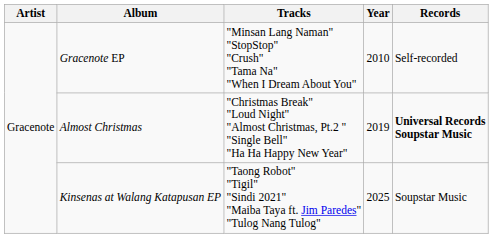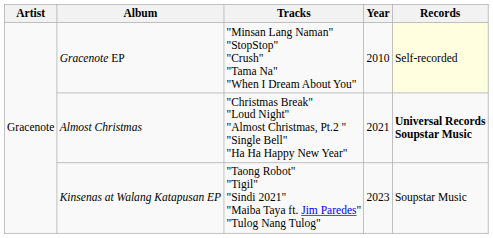(426, 57) no background -> (426, 57) lightyellow background
(378, 127) 2019 -> (378, 127) 2021
(378, 198) 2025 -> (378, 198) 2023
